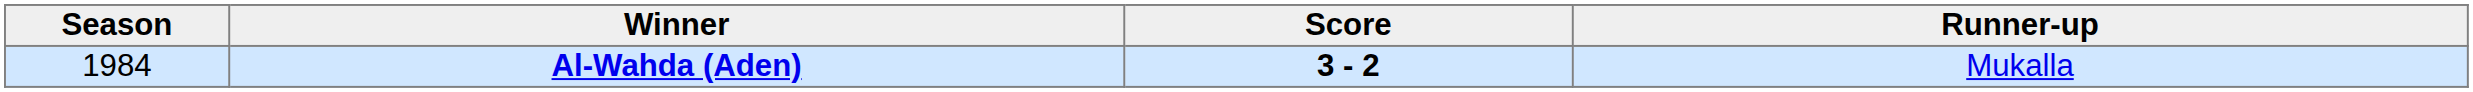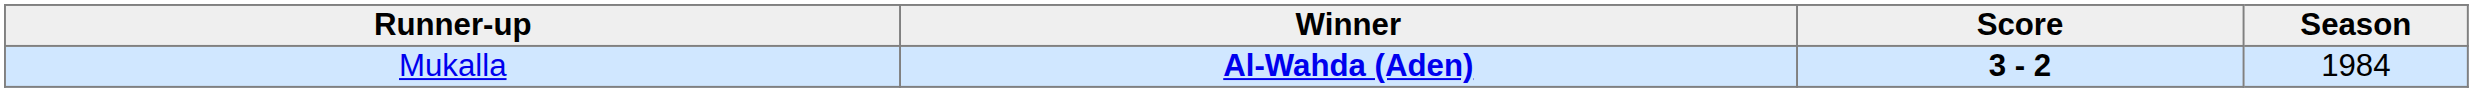columns swapped: (117, 24) <-> (2020, 24)
